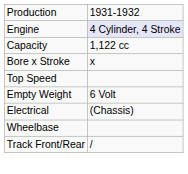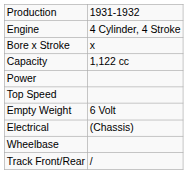(135, 29) lavender background -> (135, 29) no background
rows swapped: (38, 62) <-> (27, 45)
+ row: (21, 78)
